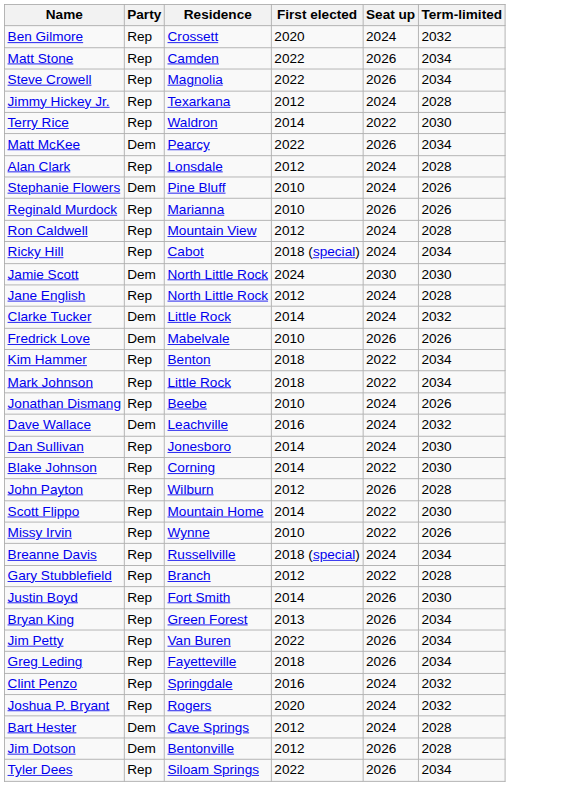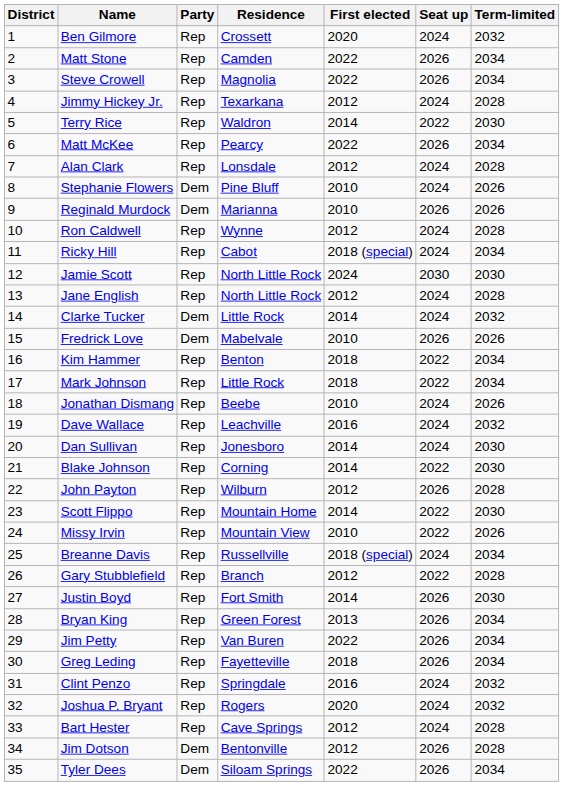+ column: (31, 15)
(142, 144) Dem -> (193, 144) Rep
(140, 209) Rep -> (195, 209) Dem
(212, 230) Mountain View -> (242, 230) Wynne
(142, 274) Dem -> (193, 274) Rep
(142, 425) Dem -> (193, 425) Rep
(189, 532) Wynne -> (265, 532) Mountain View
(142, 727) Dem -> (193, 727) Rep
(140, 770) Rep -> (195, 770) Dem
